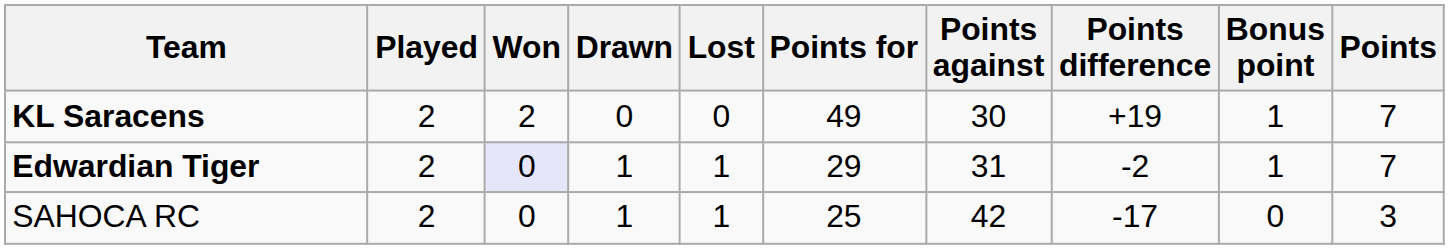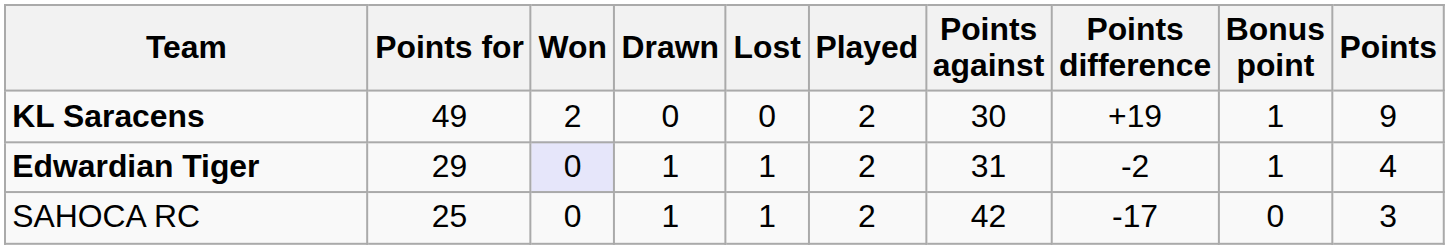columns swapped: (427, 47) <-> (844, 47)
(1388, 116) 7 -> (1388, 116) 9
(1388, 166) 7 -> (1388, 166) 4
